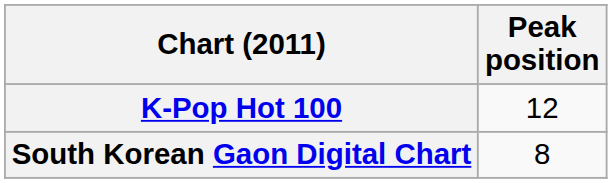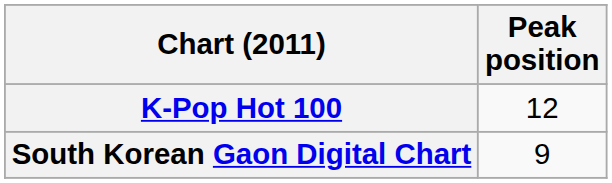(542, 154) 8 -> (542, 154) 9
